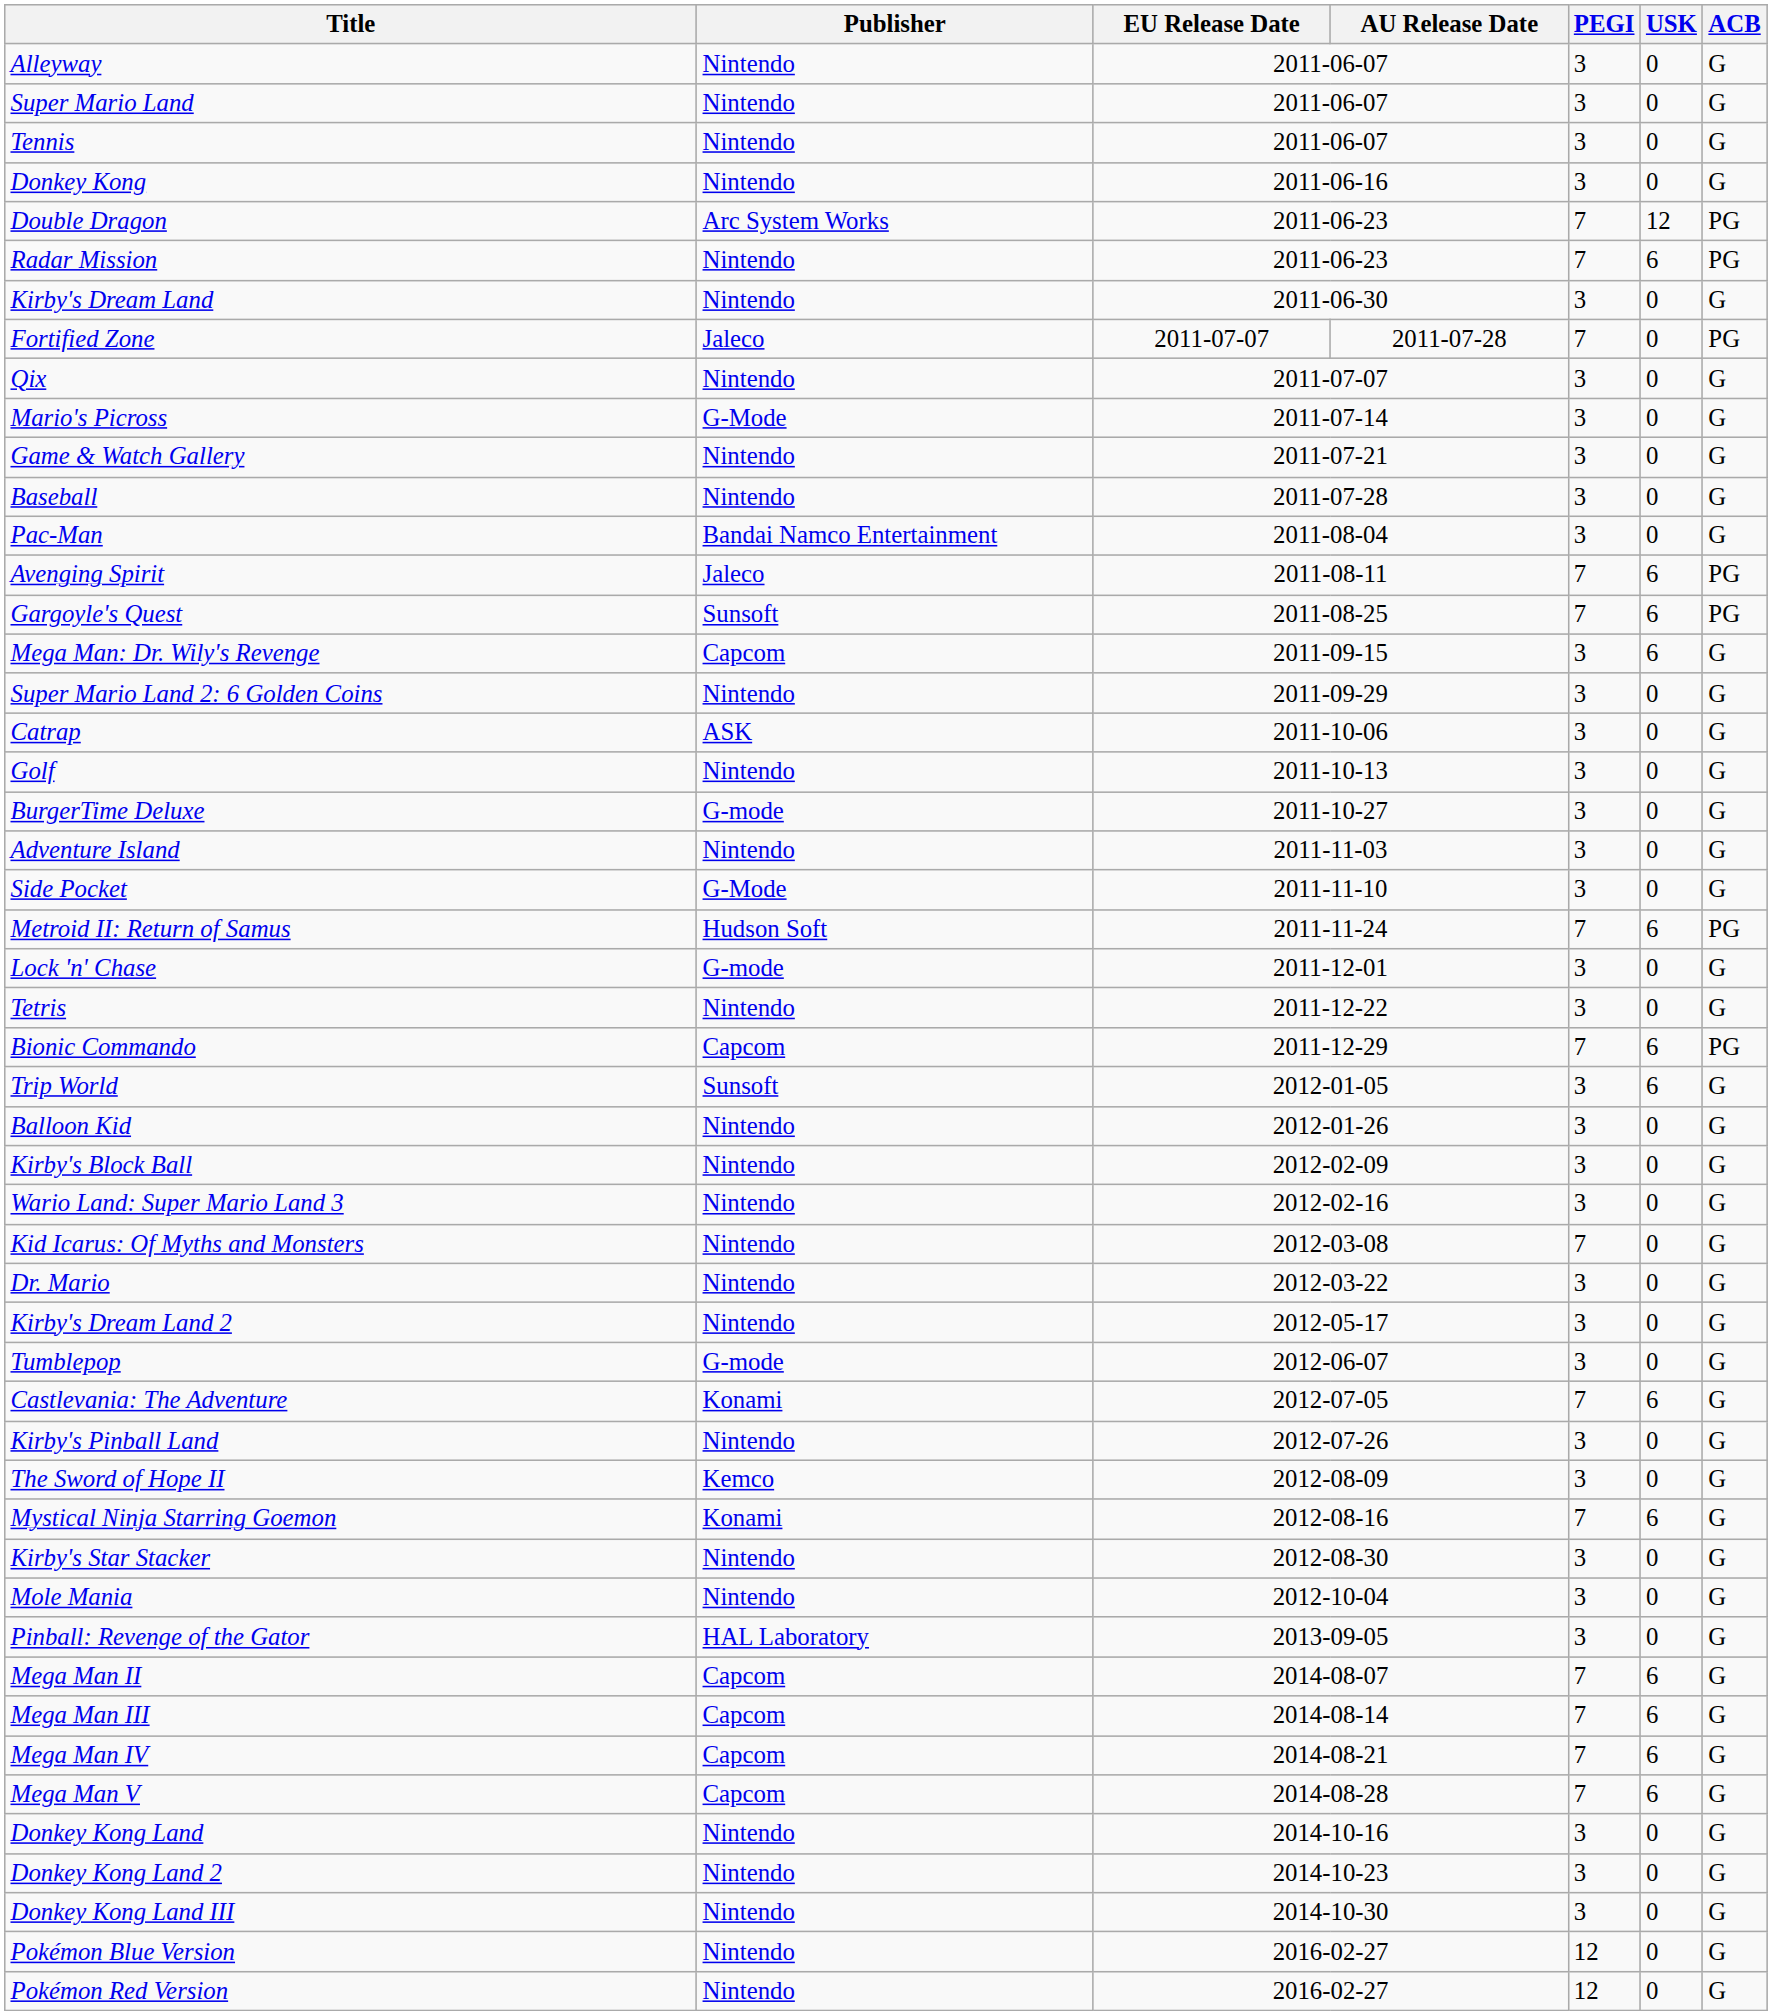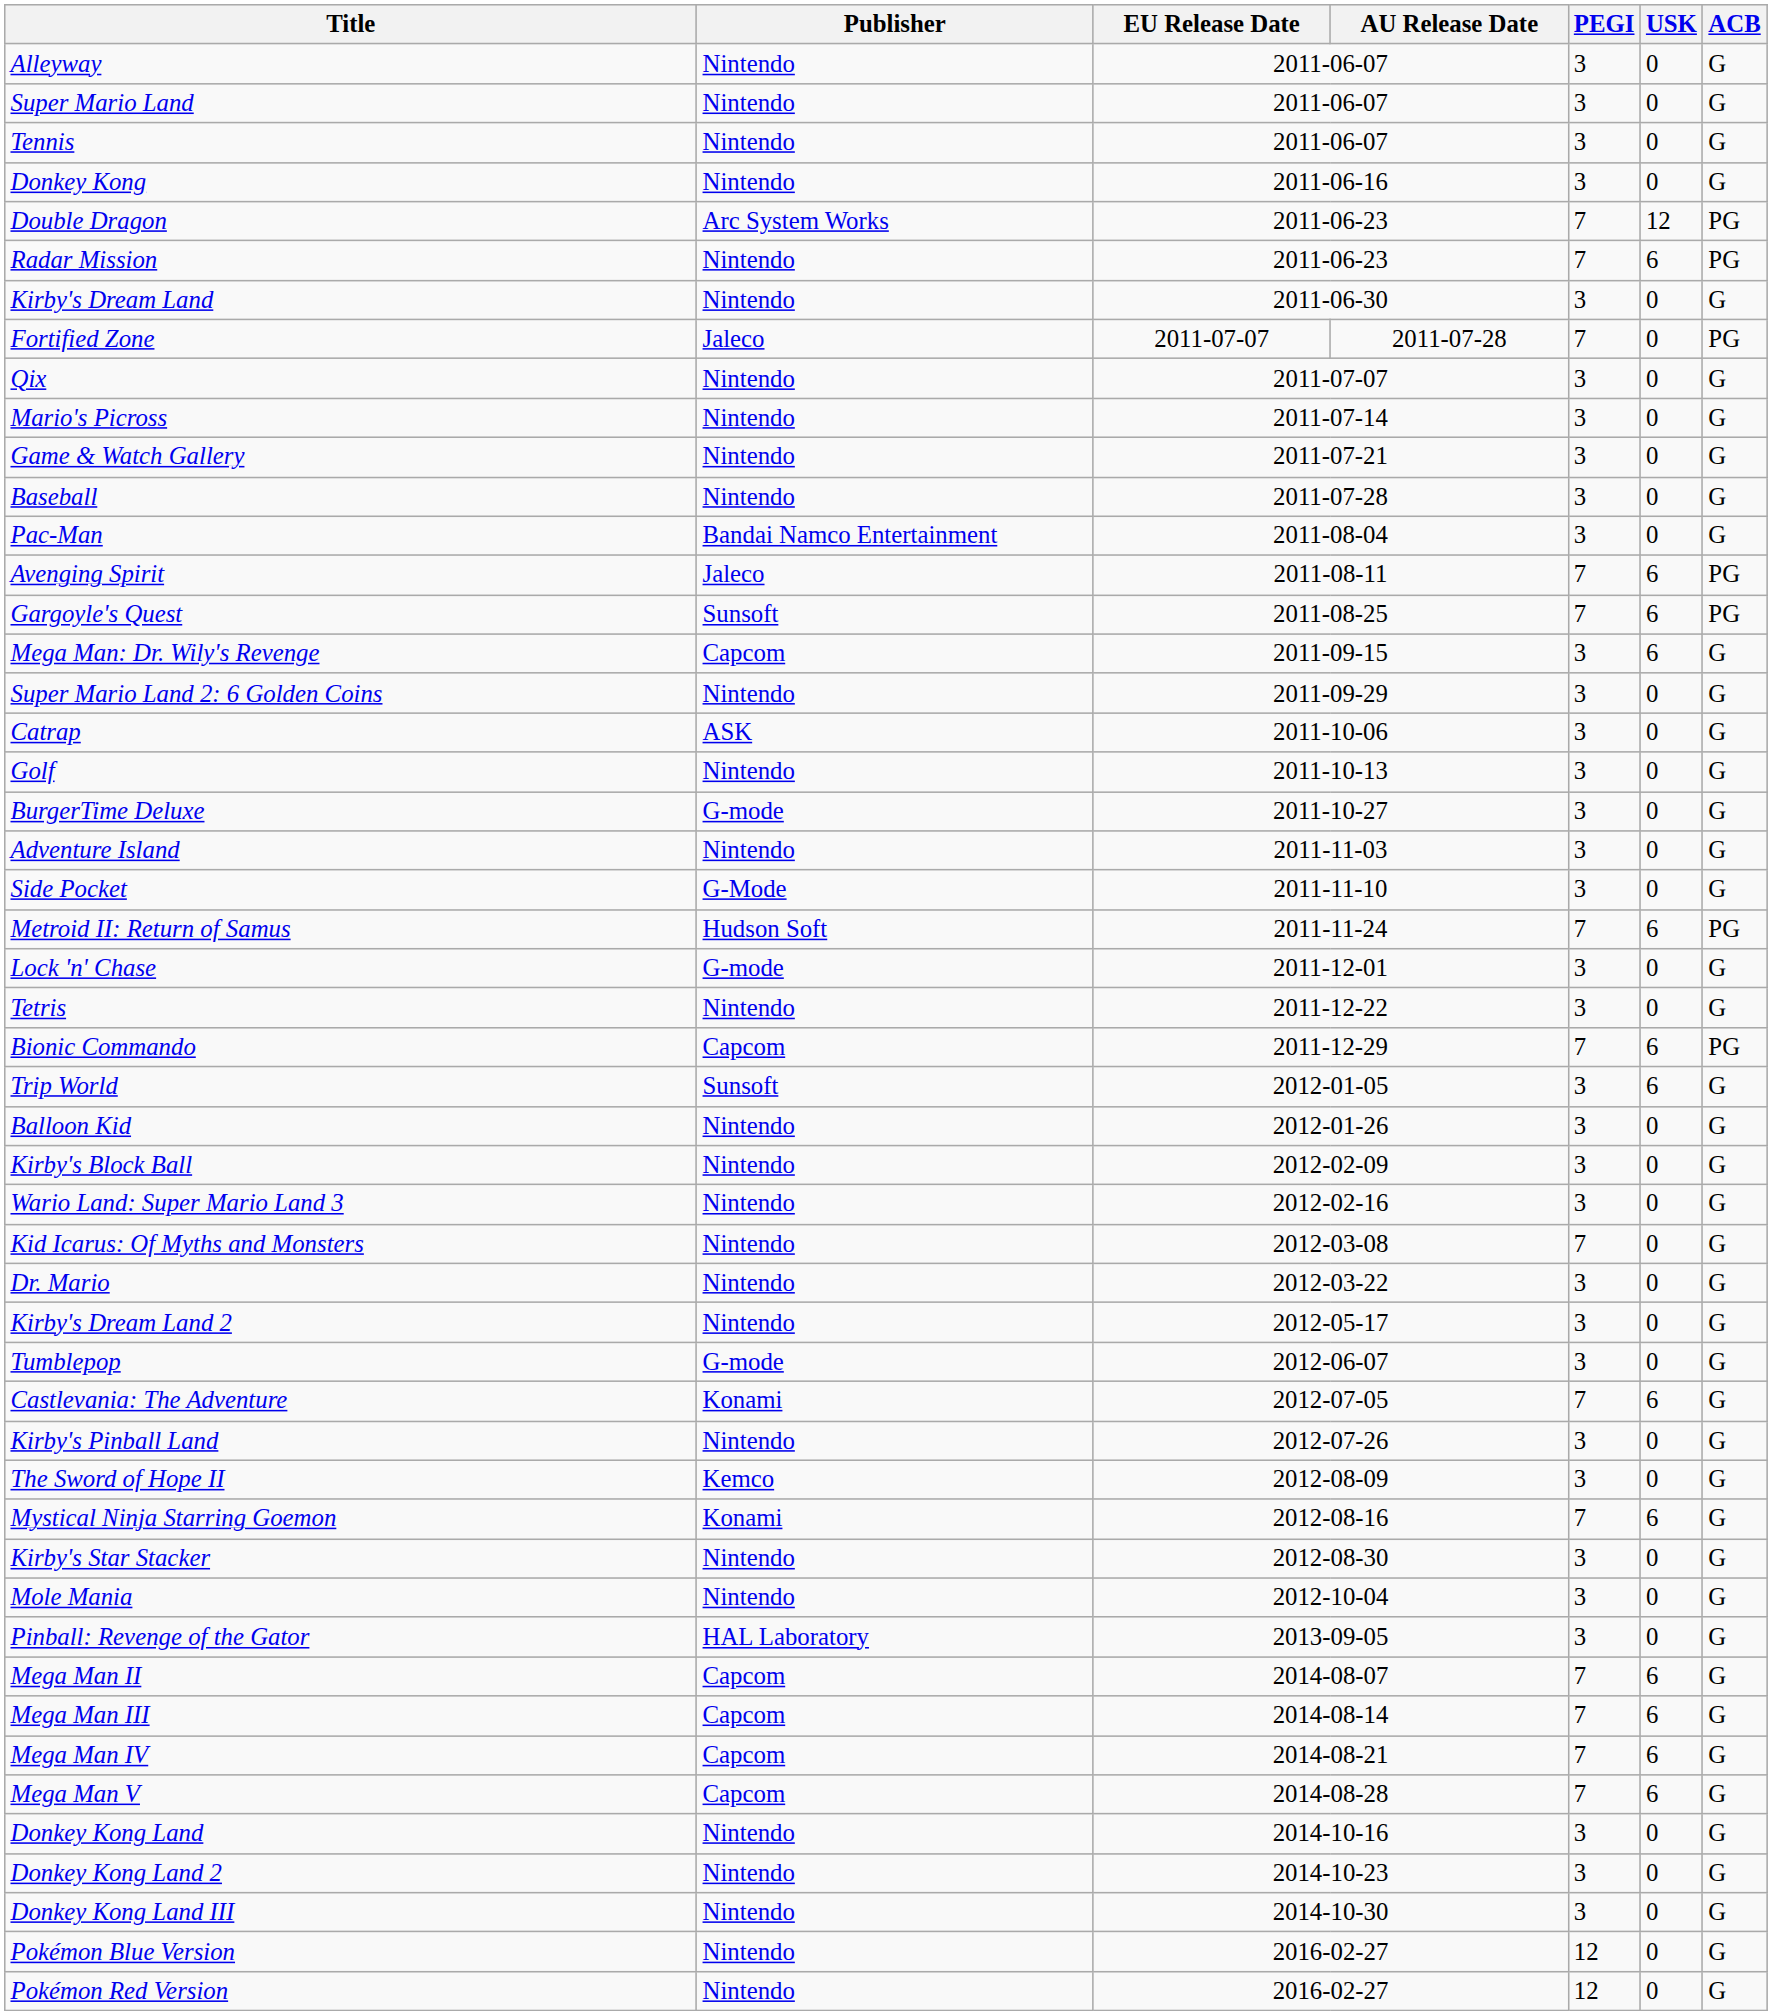(745, 417) G-Mode -> (749, 417) Nintendo
